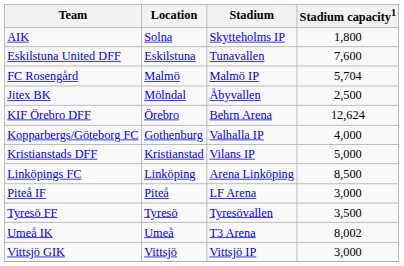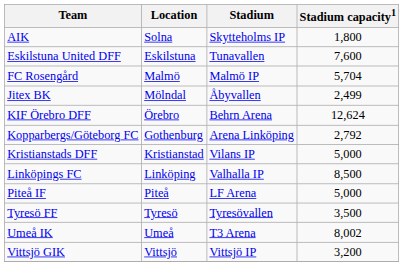(348, 95) 2,500 -> (348, 95) 2,499
(237, 134) Valhalla IP -> (252, 134) Arena Linköping
(348, 134) 4,000 -> (348, 134) 2,792
(252, 173) Arena Linköping -> (237, 173) Valhalla IP
(348, 193) 3,000 -> (348, 193) 5,000
(348, 252) 3,000 -> (348, 252) 3,200
